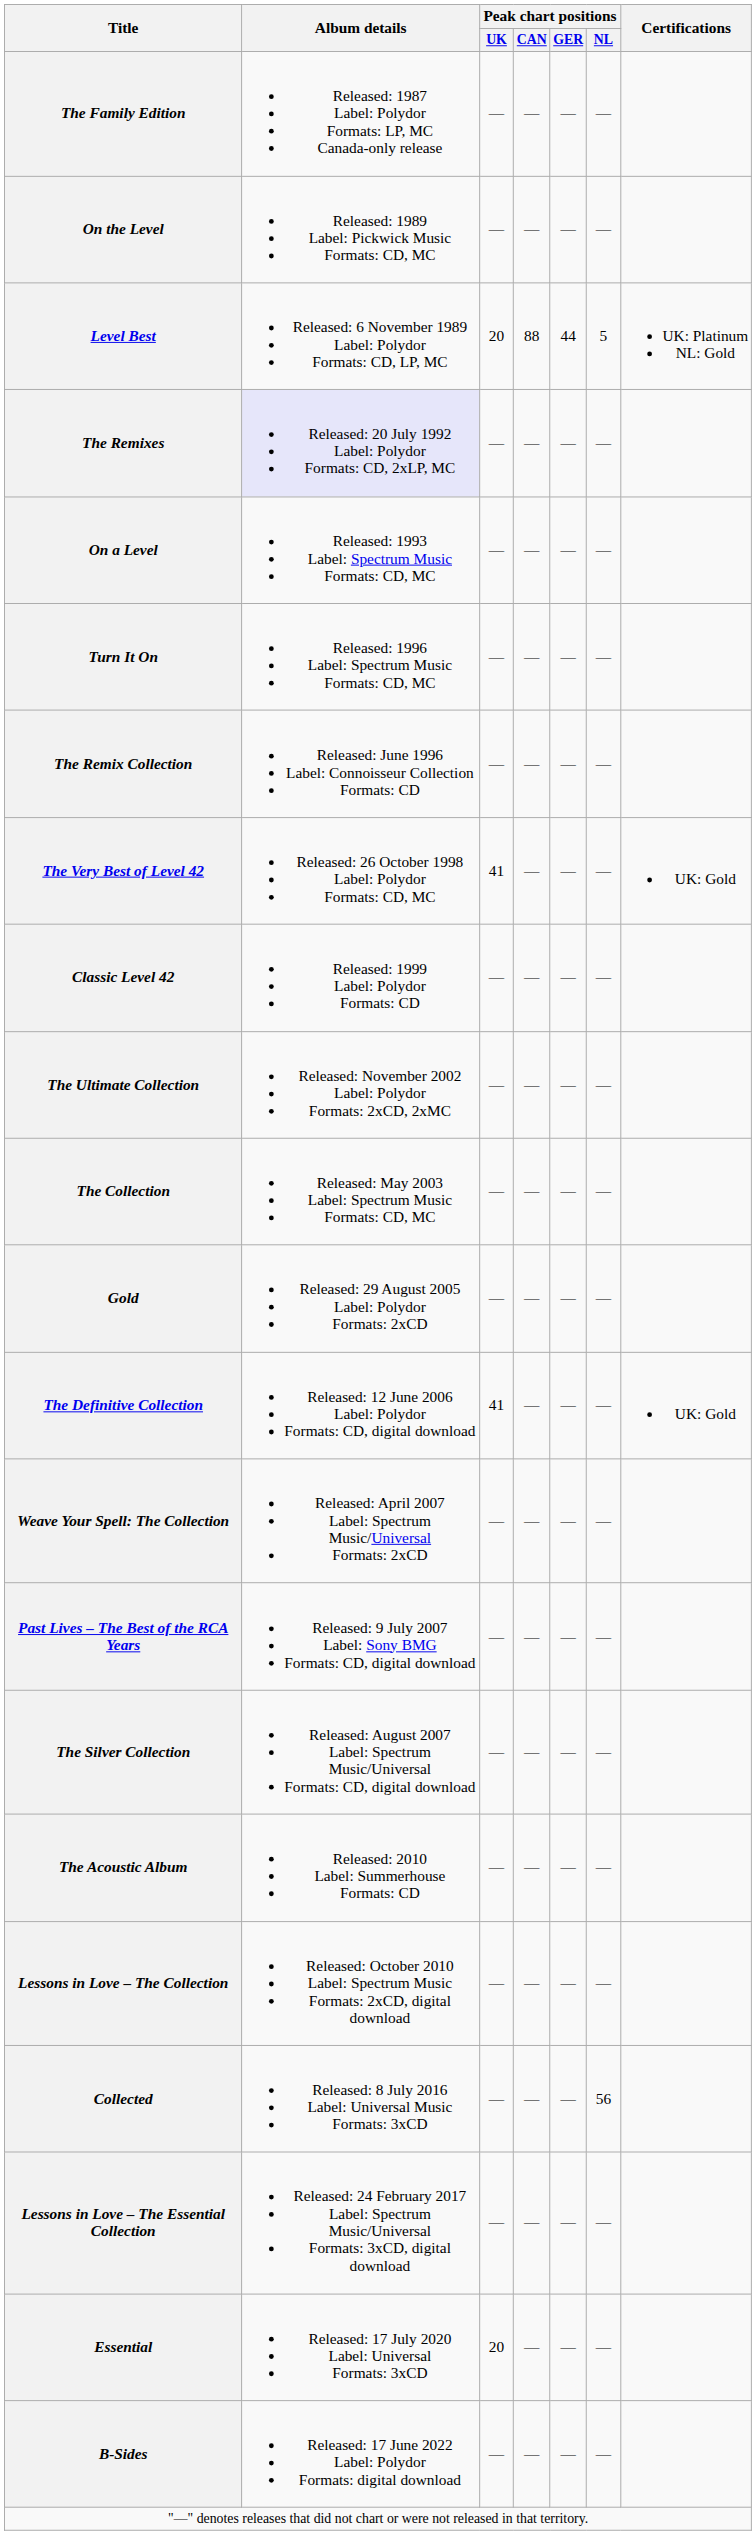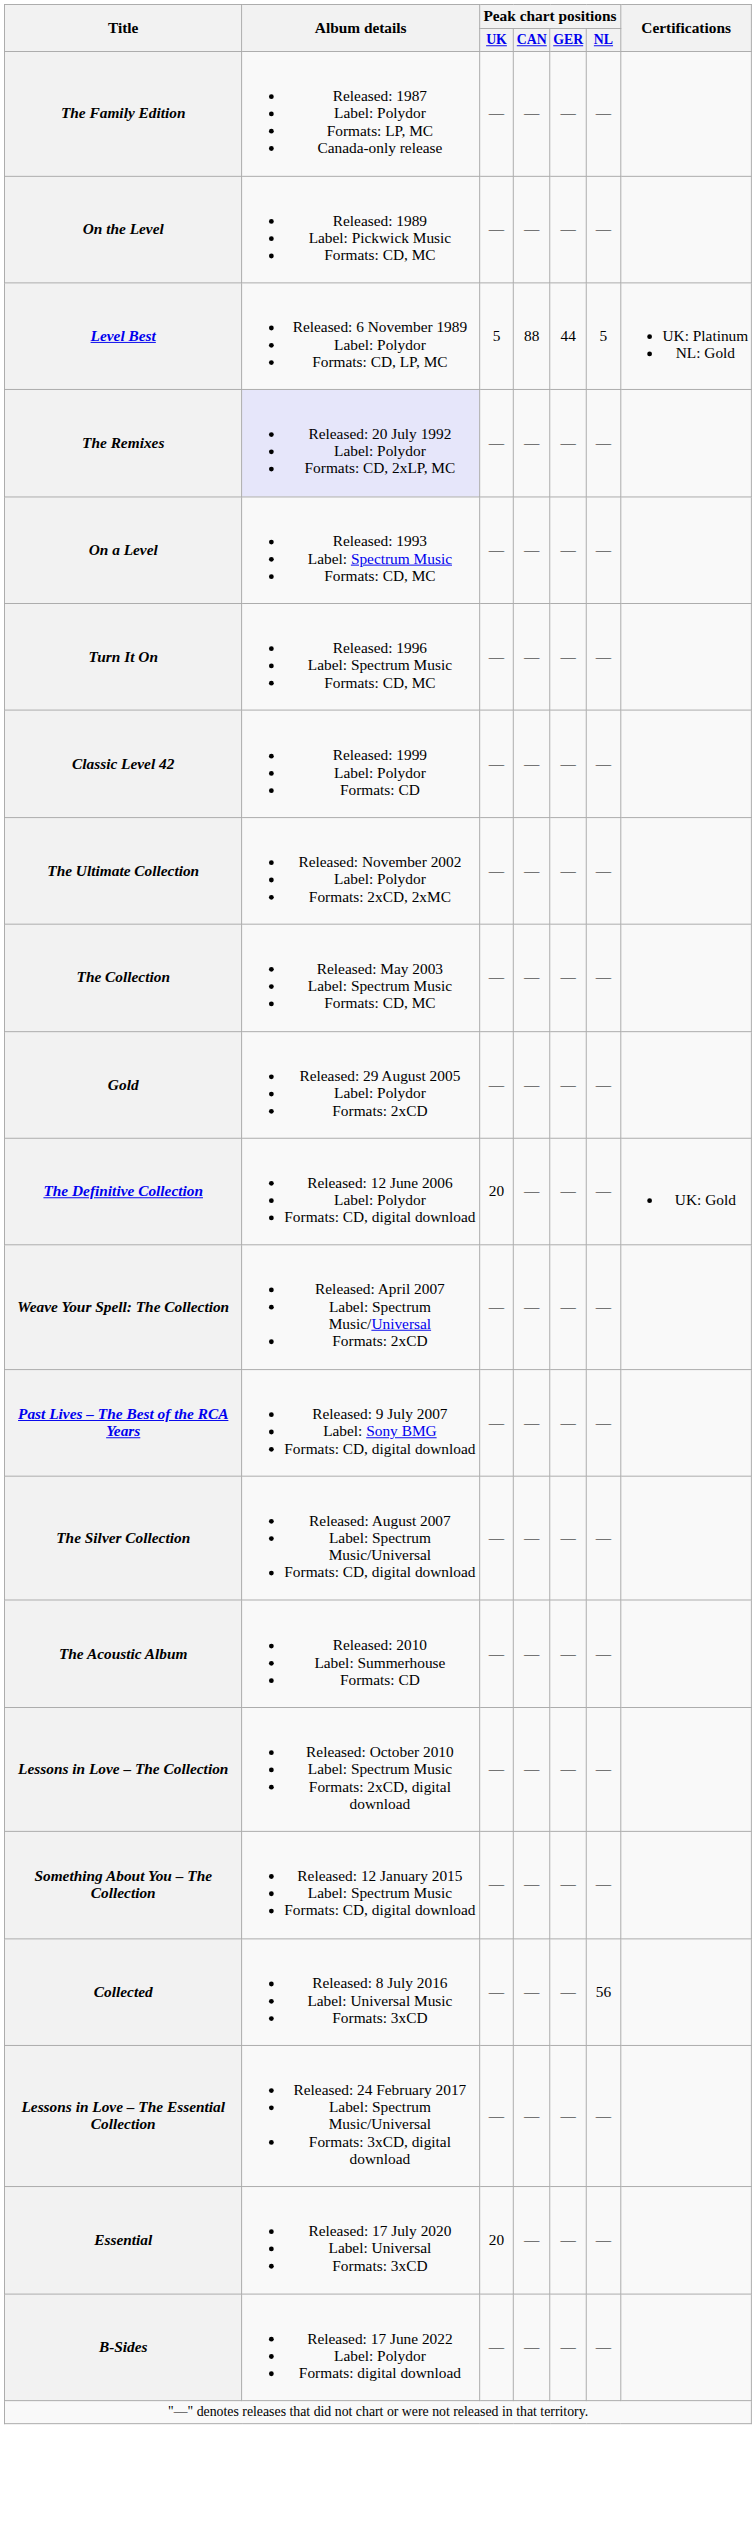(496, 336) 20 -> (496, 336) 5
- row: (123, 763)
- row: (123, 870)
(496, 1405) 41 -> (496, 1191) 20
+ row: (123, 1884)
